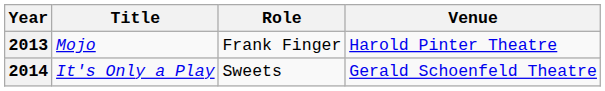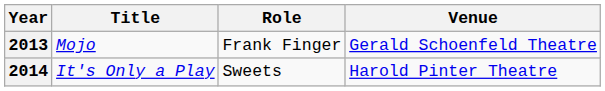(453, 45) Harold Pinter Theatre -> (473, 45) Gerald Schoenfeld Theatre
(473, 72) Gerald Schoenfeld Theatre -> (453, 72) Harold Pinter Theatre
